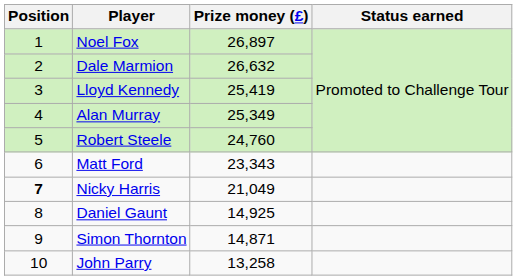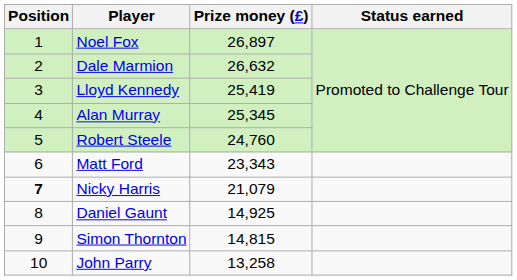(251, 115) 25,349 -> (251, 115) 25,345
(251, 189) 21,049 -> (251, 189) 21,079
(251, 238) 14,871 -> (251, 238) 14,815
